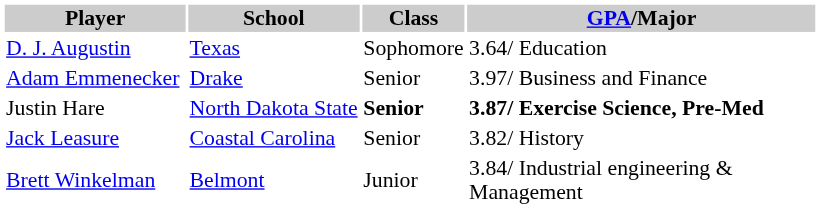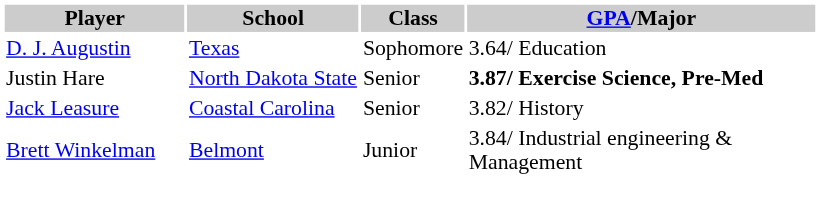- row: (93, 77)
(394, 107) bold -> (391, 77) normal
